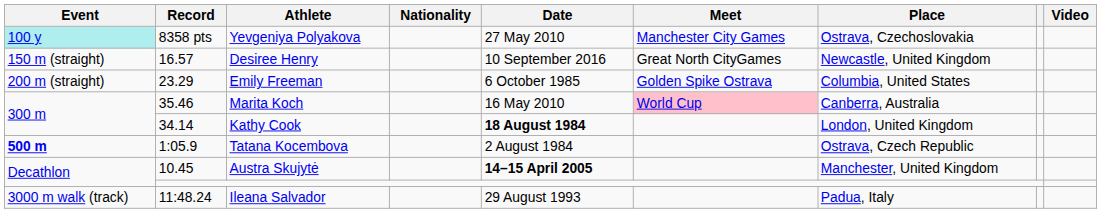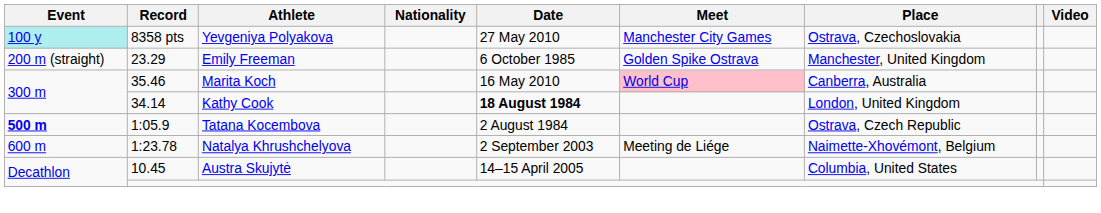- row: (274, 59)
(895, 81) Columbia, United States -> (897, 59) Manchester, United Kingdom
+ row: (276, 147)
(539, 169) bold -> (532, 169) normal
(910, 169) Manchester, United Kingdom -> (882, 169) Columbia, United States
- row: (278, 197)
